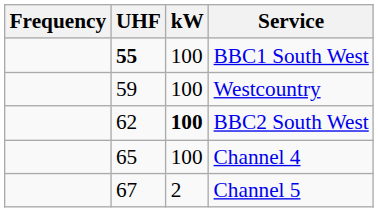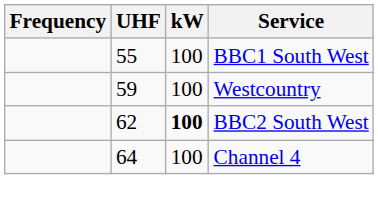(127, 55) bold -> (127, 55) normal
(127, 156) 65 -> (127, 156) 64
- row: (257, 190)
